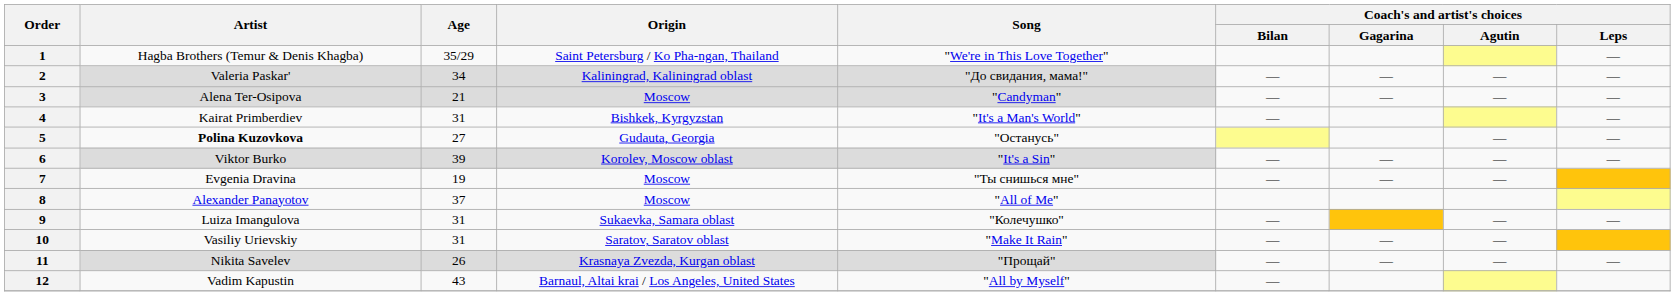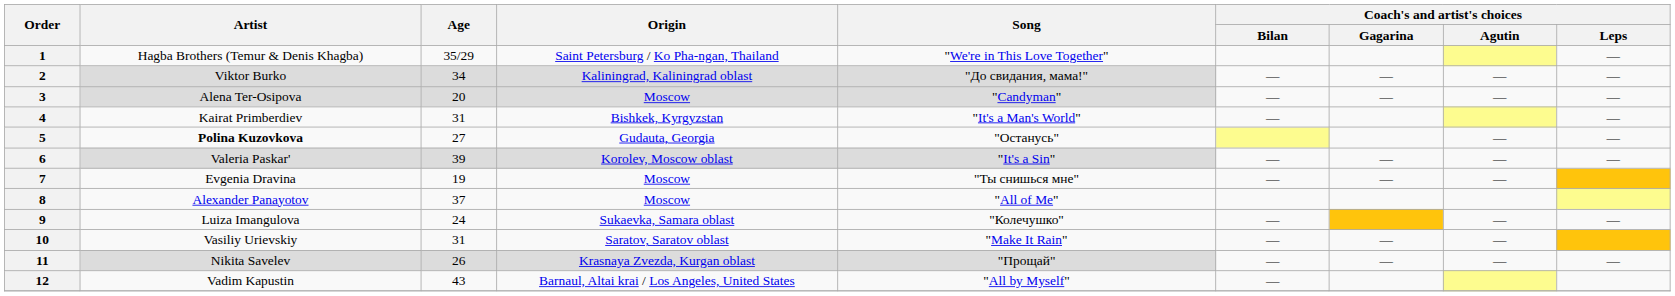(250, 76) Valeria Paskar' -> (250, 76) Viktor Burko
(459, 97) 21 -> (459, 97) 20
(250, 158) Viktor Burko -> (250, 158) Valeria Paskar'
(459, 219) 31 -> (459, 219) 24
